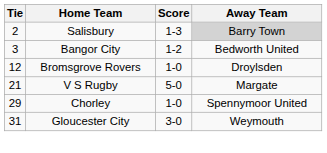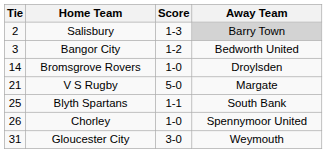(15, 67) 12 -> (15, 67) 14
+ row: (91, 103)
(15, 103) 29 -> (15, 121) 26
